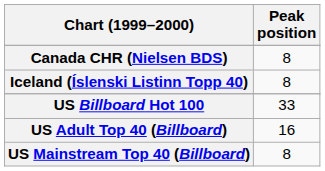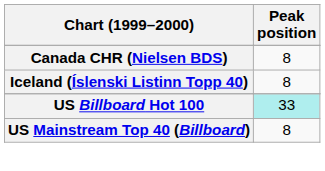(287, 105) no background -> (287, 105) paleturquoise background
- row: (129, 130)
